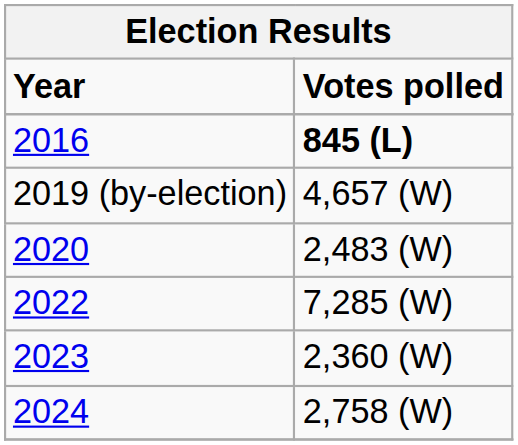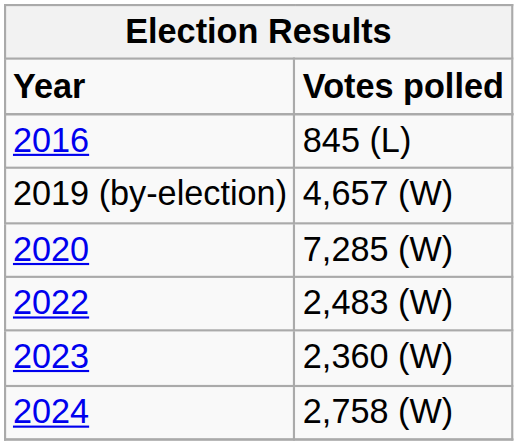(358, 140) bold -> (357, 140) normal
(378, 248) 2,483 (W) -> (378, 248) 7,285 (W)
(378, 303) 7,285 (W) -> (378, 303) 2,483 (W)
